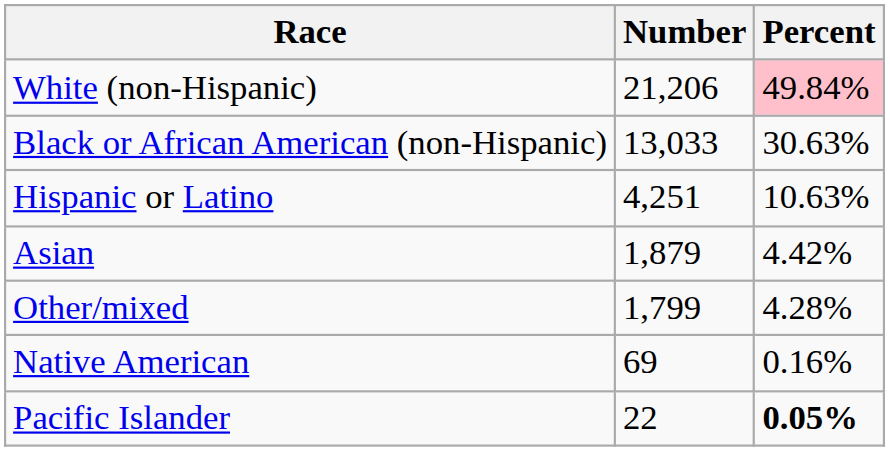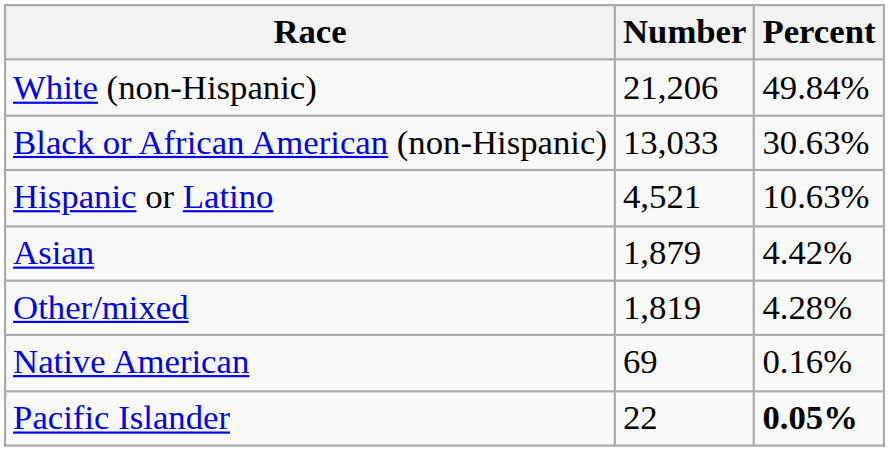(816, 87) pink background -> (816, 87) no background
(662, 197) 4,251 -> (662, 197) 4,521
(662, 307) 1,799 -> (662, 307) 1,819
